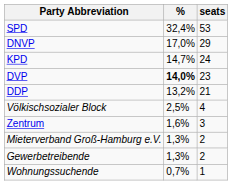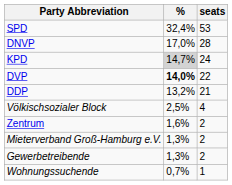(205, 44) 29 -> (205, 44) 28
(181, 60) no background -> (181, 60) lightgrey background
(205, 76) 23 -> (205, 76) 22
(202, 124) 3 -> (202, 124) 2
